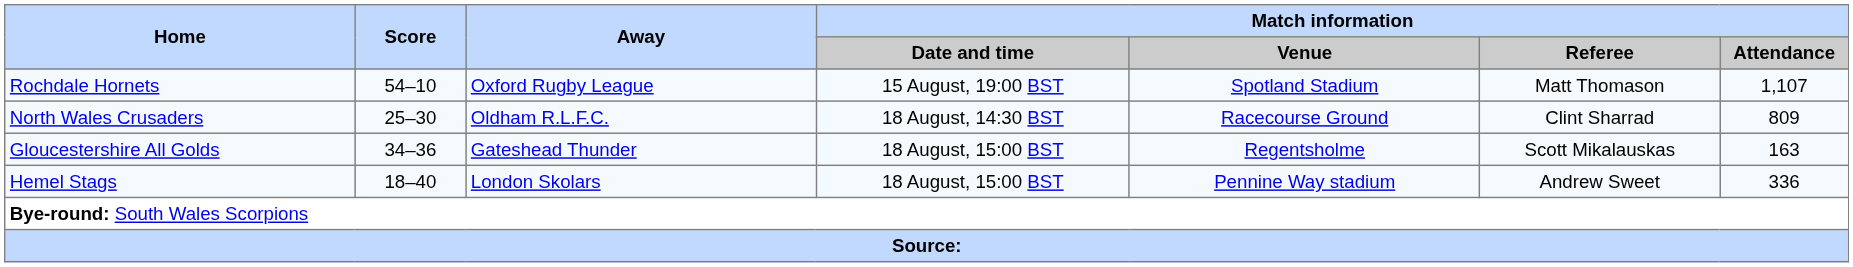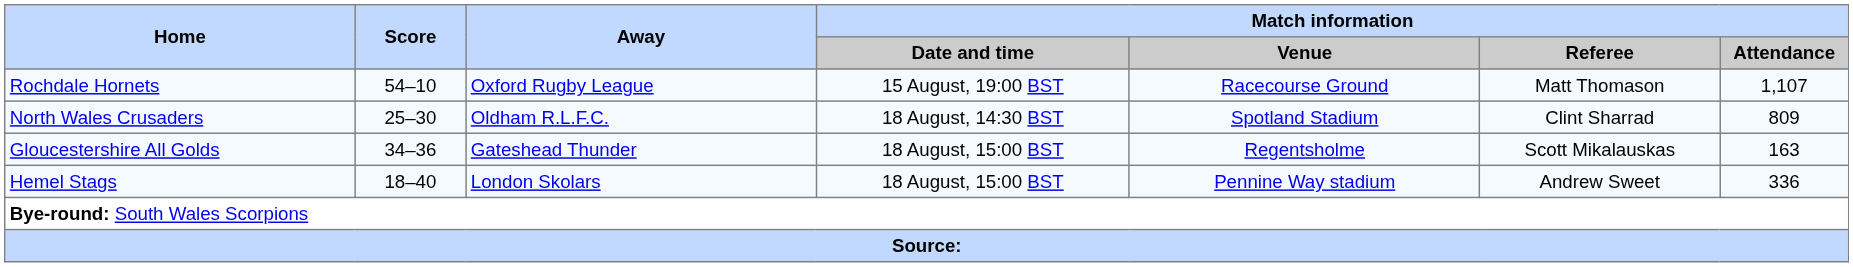(1305, 85) Spotland Stadium -> (1305, 85) Racecourse Ground
(1305, 117) Racecourse Ground -> (1305, 117) Spotland Stadium
